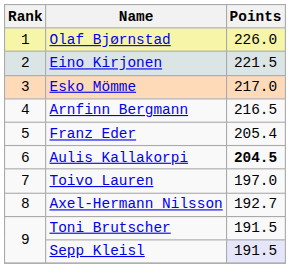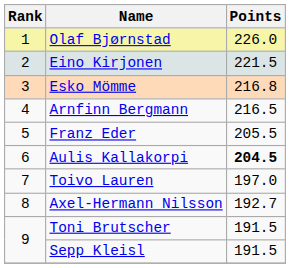(256, 87) 217.0 -> (256, 87) 216.8
(256, 134) 205.4 -> (256, 134) 205.5
(256, 251) lavender background -> (256, 251) no background
